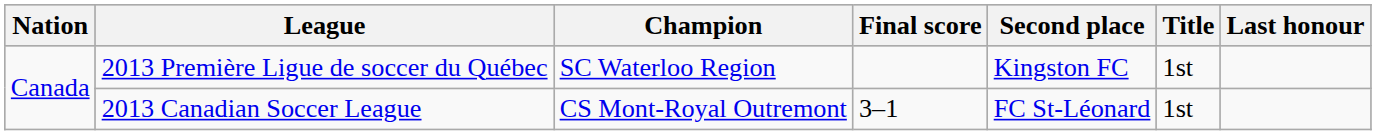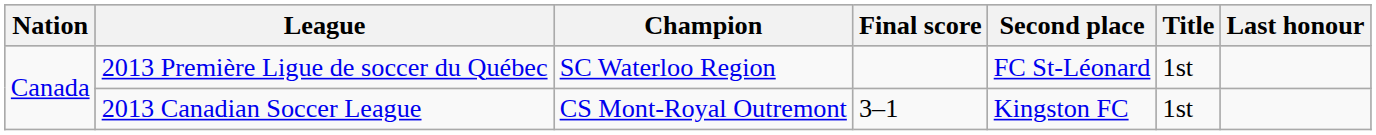(1061, 66) Kingston FC -> (1072, 66) FC St-Léonard
(1072, 108) FC St-Léonard -> (1061, 108) Kingston FC
